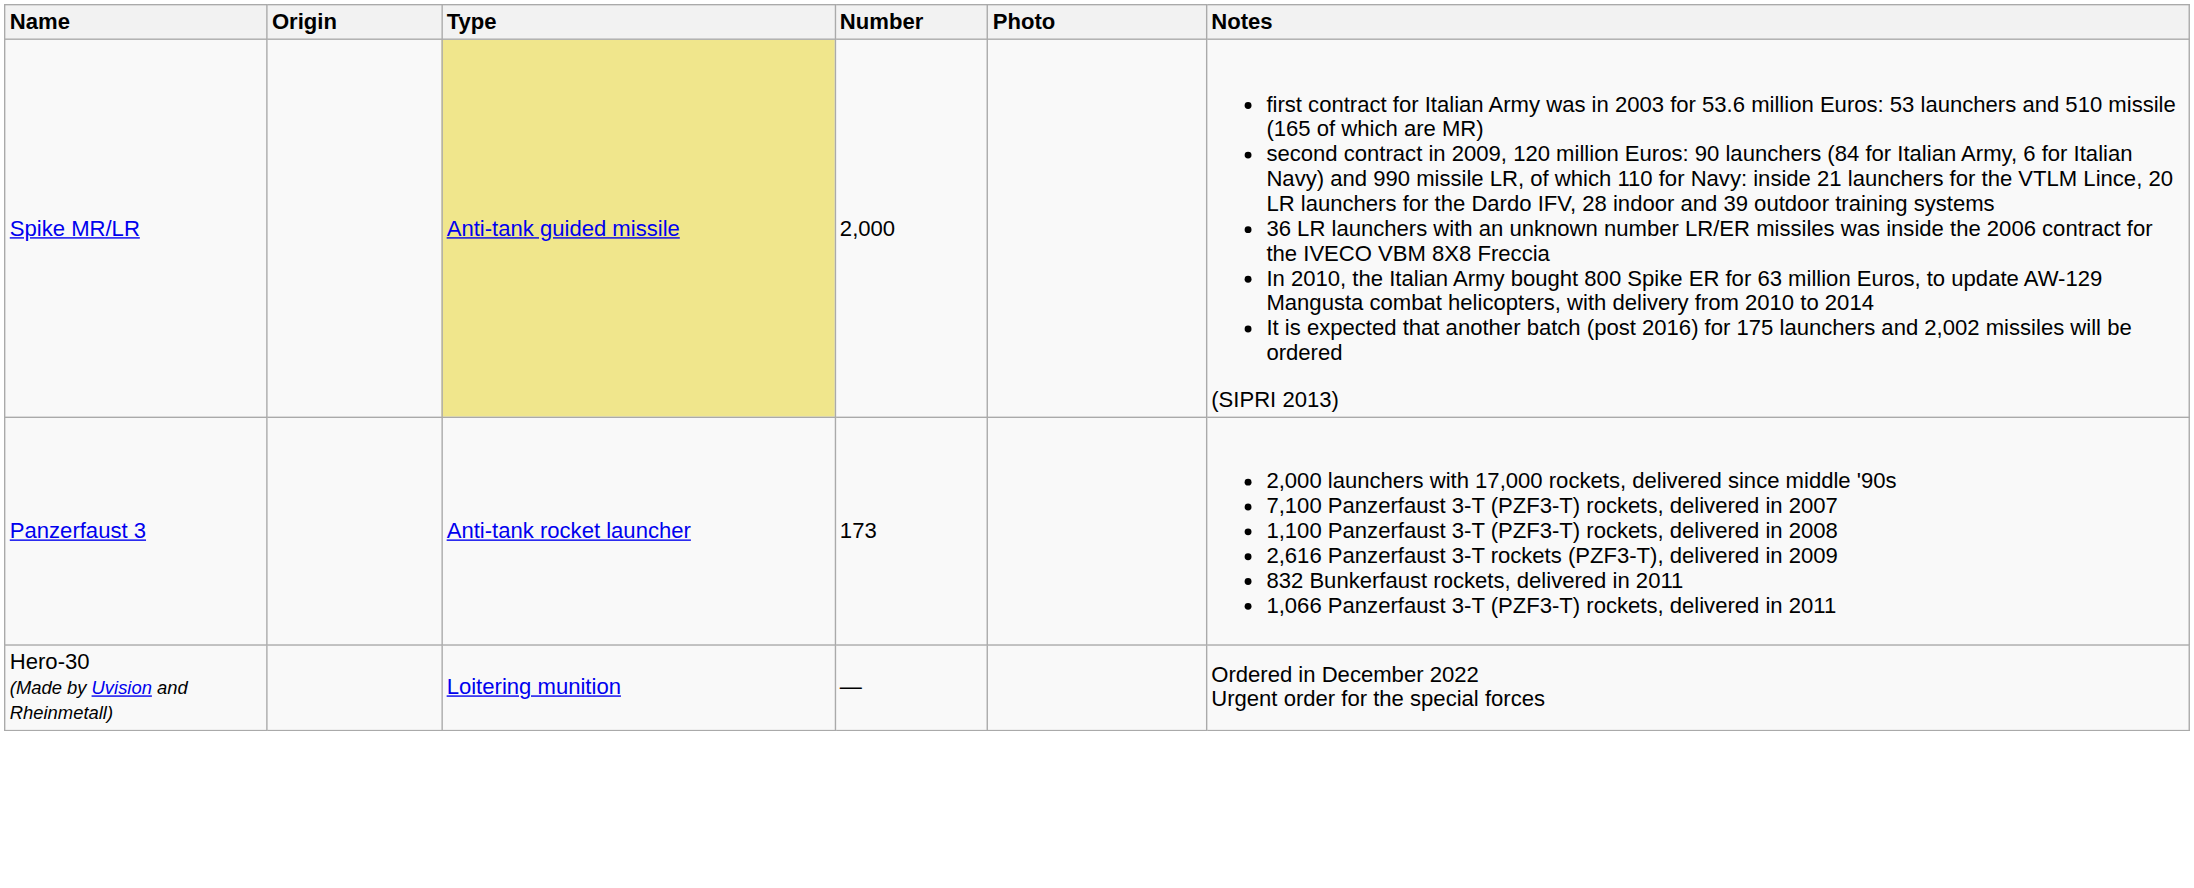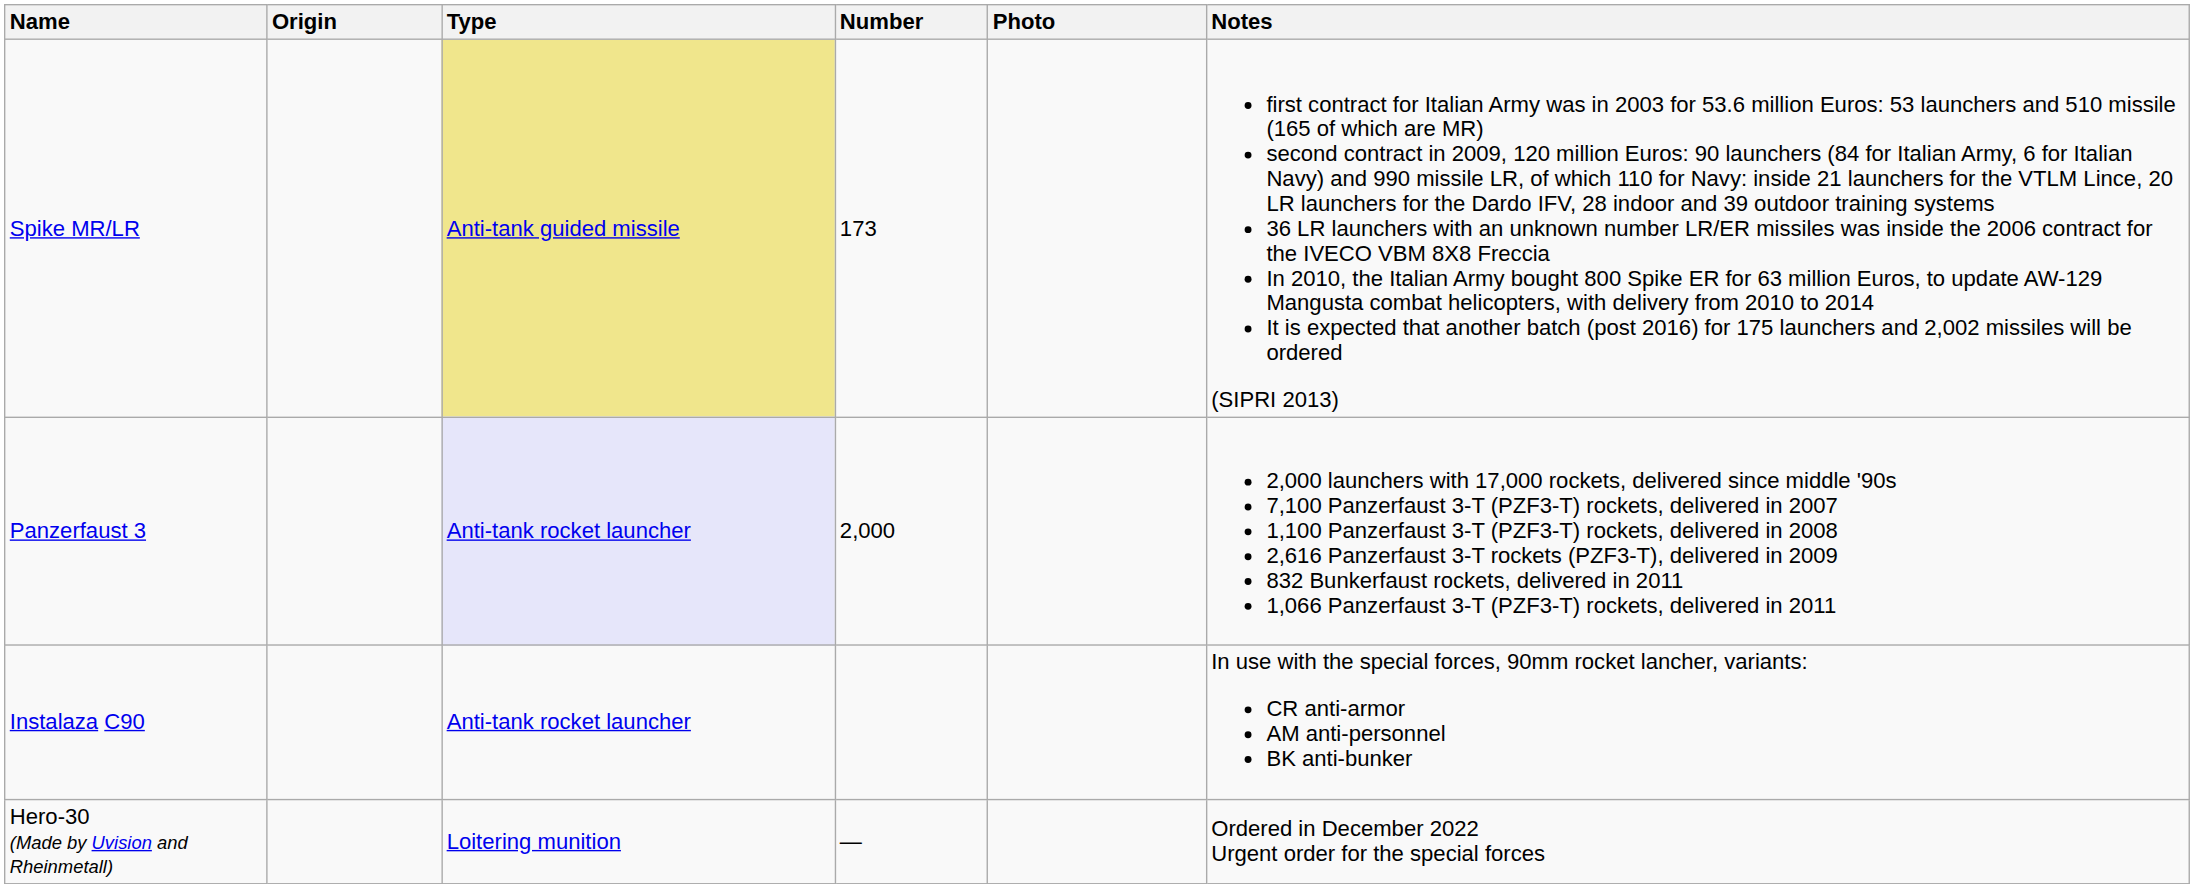(868, 228) 2,000 -> (858, 228) 173
(569, 530) no background -> (569, 530) lavender background
(858, 530) 173 -> (868, 530) 2,000
+ row: (77, 721)
